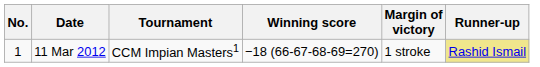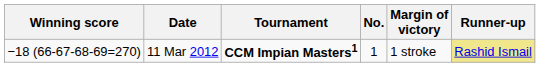columns swapped: (18, 22) <-> (312, 22)
(175, 51) normal -> (291, 51) bold
